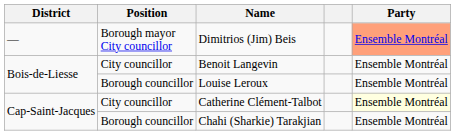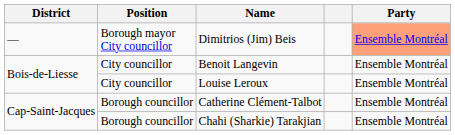(147, 83) Borough councillor -> (136, 83) City councillor
(136, 102) City councillor -> (147, 102) Borough councillor
(401, 102) lightyellow background -> (401, 102) no background
